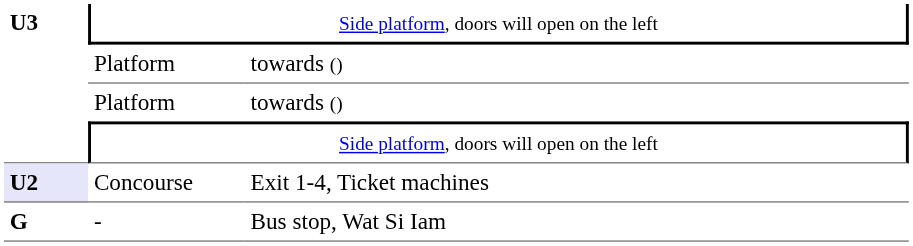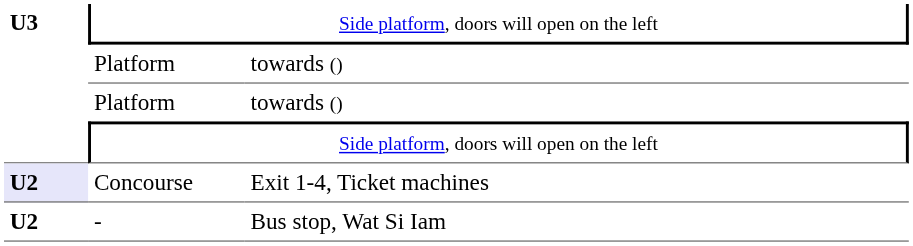(19, 221) G -> (24, 221) U2
